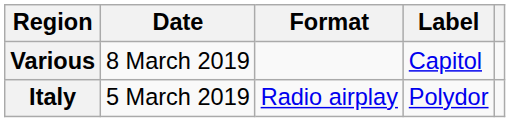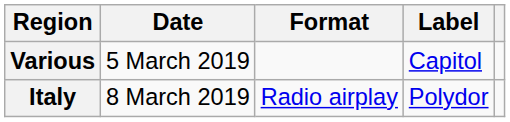(178, 60) 8 March 2019 -> (178, 60) 5 March 2019
(178, 97) 5 March 2019 -> (178, 97) 8 March 2019
